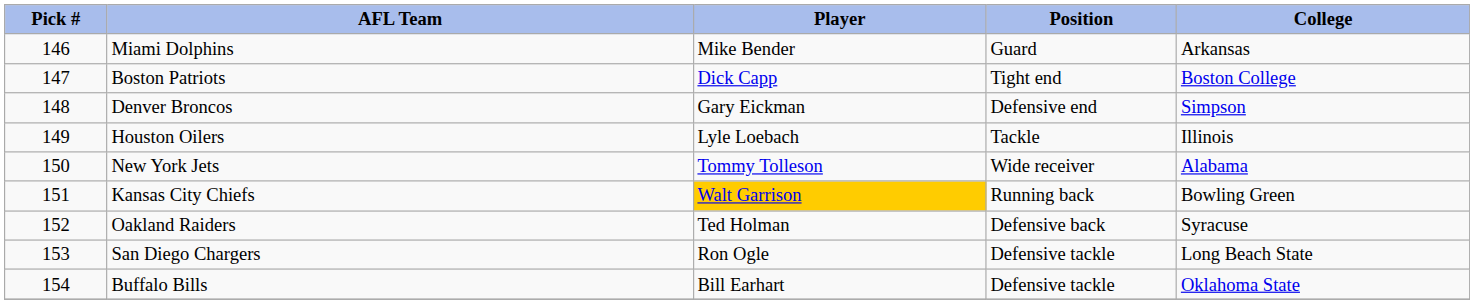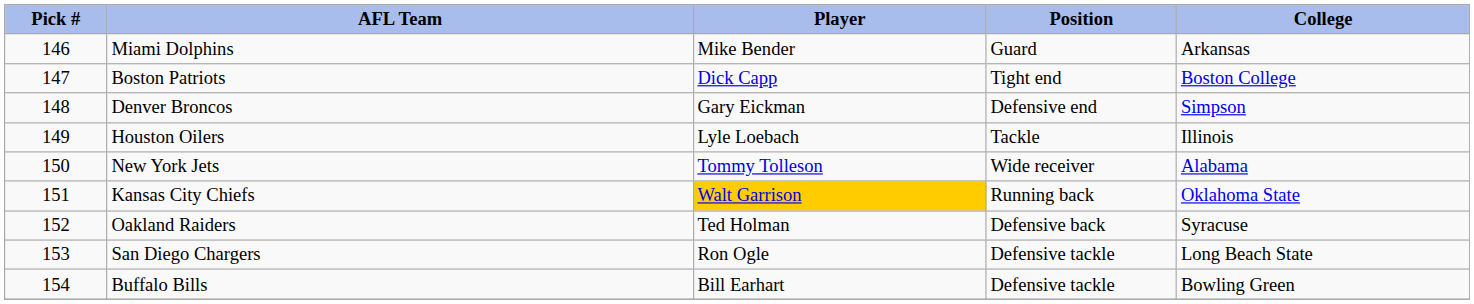(1238, 195) Bowling Green -> (1240, 195) Oklahoma State
(1240, 284) Oklahoma State -> (1238, 284) Bowling Green
